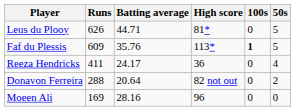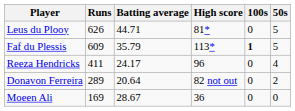(128, 47) 35.76 -> (128, 47) 35.79
(199, 64) 36 -> (199, 64) 96
(96, 81) 288 -> (96, 81) 289
(128, 98) 28.16 -> (128, 98) 28.67
(199, 98) 96 -> (199, 98) 36
